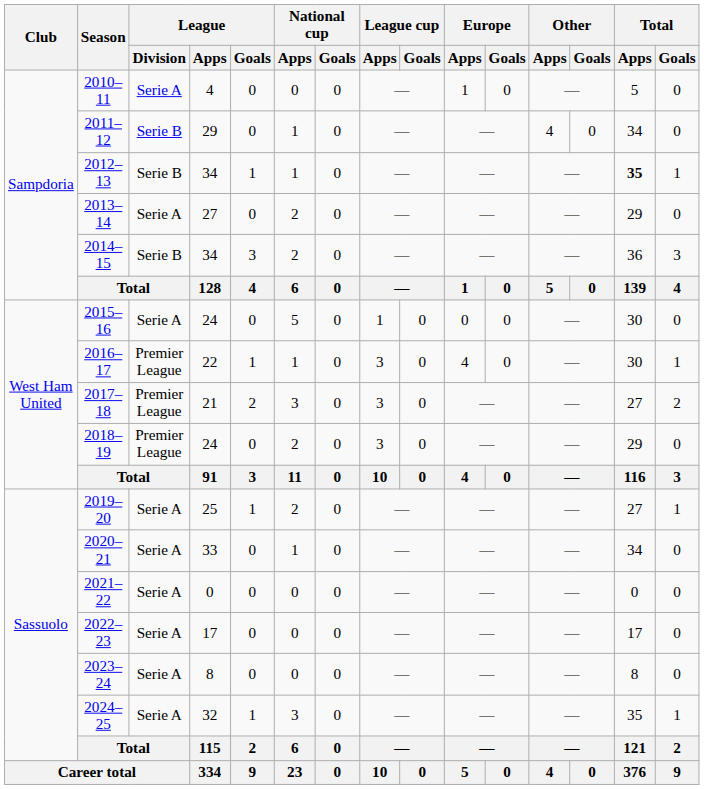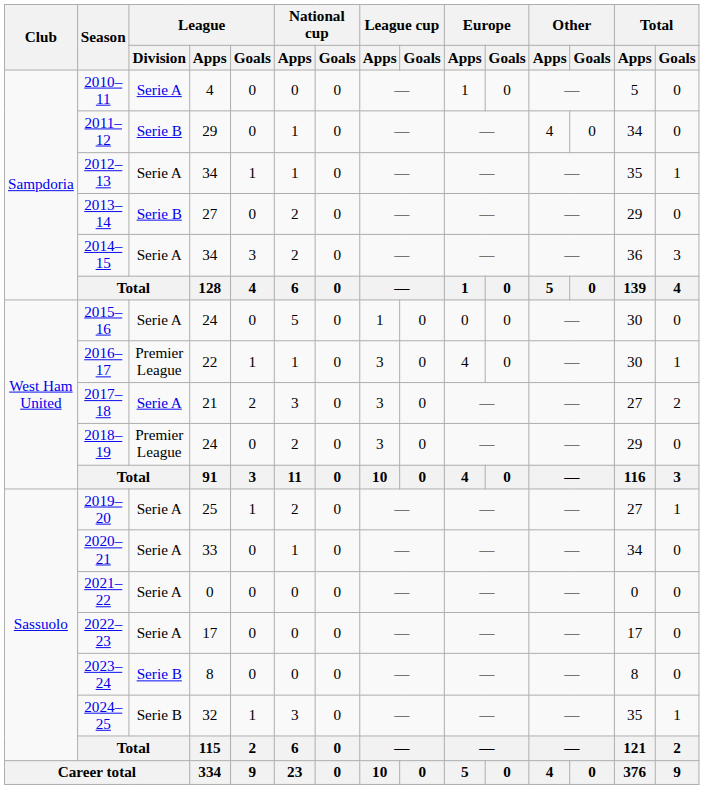(159, 172) Serie B -> (159, 172) Serie A
(635, 172) bold -> (635, 172) normal
(159, 214) Serie A -> (159, 214) Serie B
(159, 255) Serie B -> (159, 255) Serie A
(159, 402) Premier League -> (159, 402) Serie A
(159, 674) Serie A -> (159, 674) Serie B
(159, 715) Serie A -> (159, 715) Serie B
